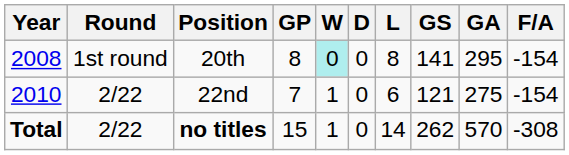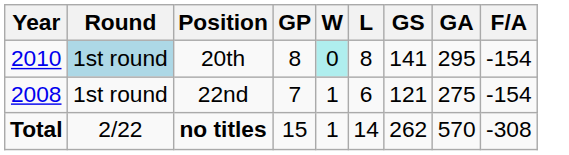- column: (362, 22)
(36, 58) 2008 -> (36, 58) 2010
(120, 58) no background -> (120, 58) lightblue background
(36, 94) 2010 -> (36, 94) 2008
(120, 94) 2/22 -> (120, 94) 1st round
